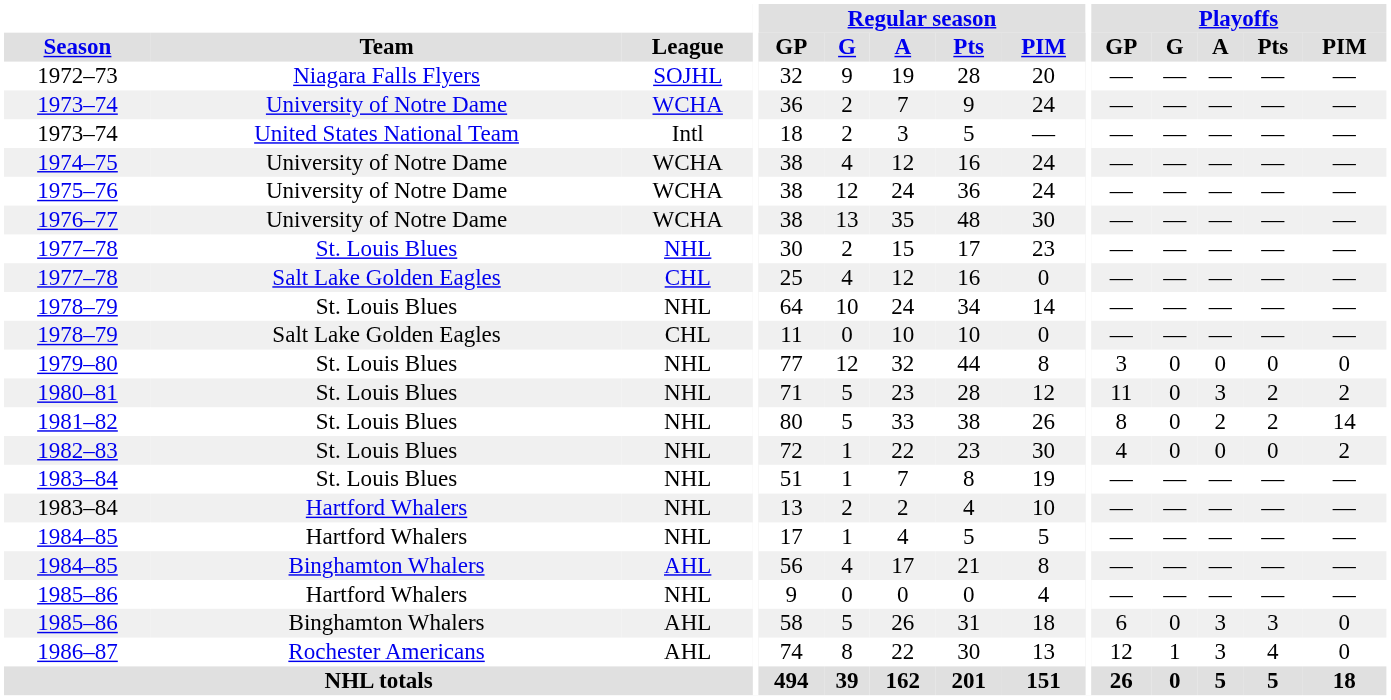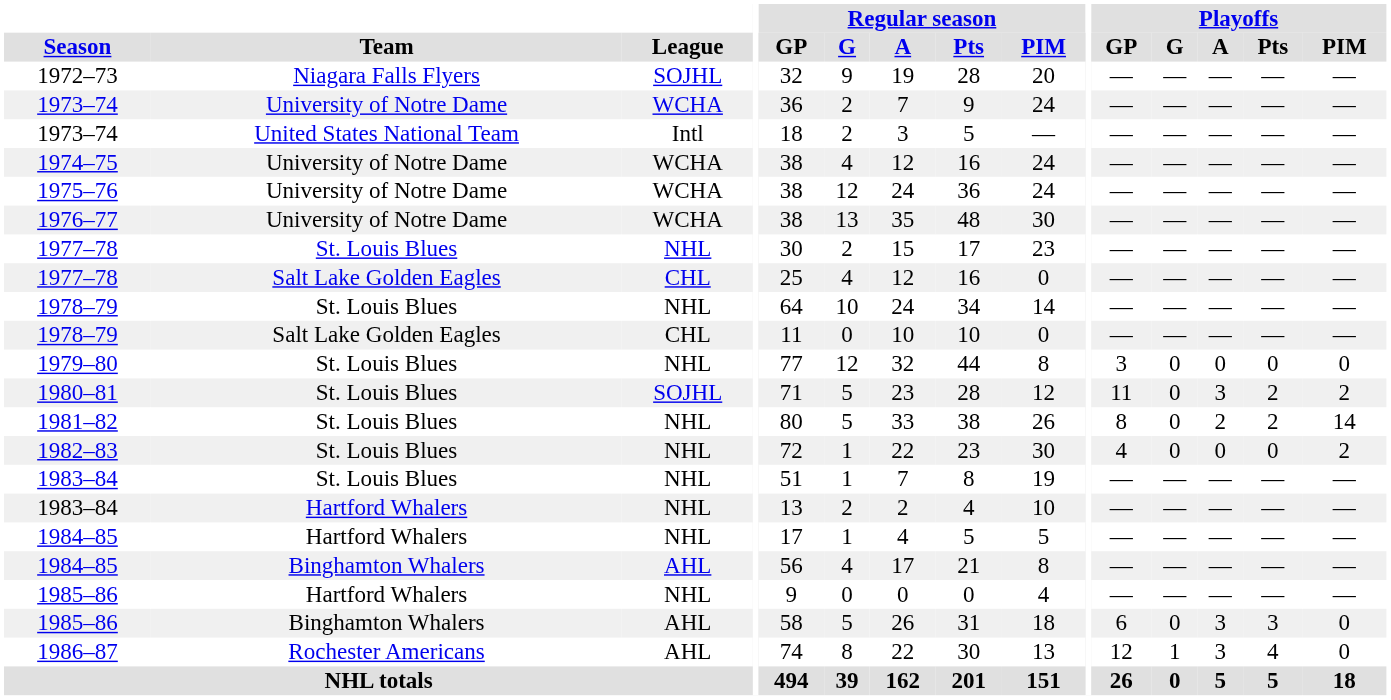(688, 392) NHL -> (688, 392) SOJHL
